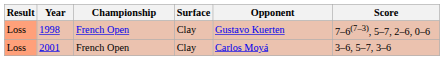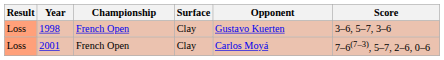(383, 30) 7–6(7–3), 5–7, 2–6, 0–6 -> (363, 28) 3–6, 5–7, 3–6
(363, 47) 3–6, 5–7, 3–6 -> (383, 46) 7–6(7–3), 5–7, 2–6, 0–6
